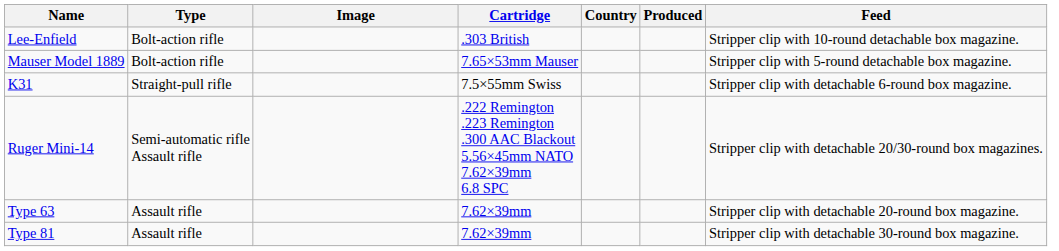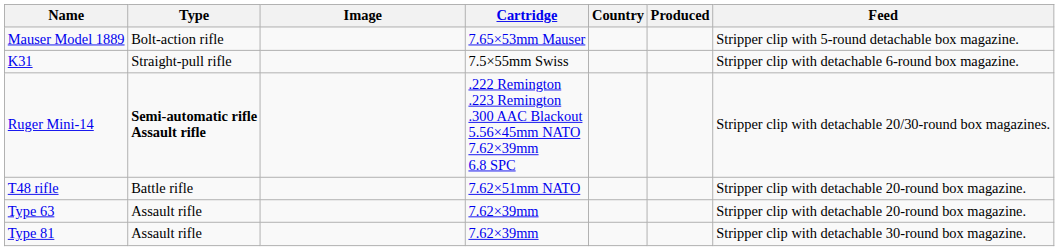- row: (42, 38)
(191, 147) normal -> (194, 124) bold
+ row: (33, 188)
